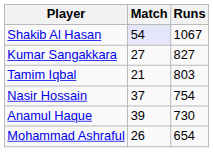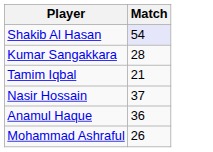- column: (190, 14)
(138, 55) 27 -> (138, 55) 28
(138, 116) 39 -> (138, 116) 36
